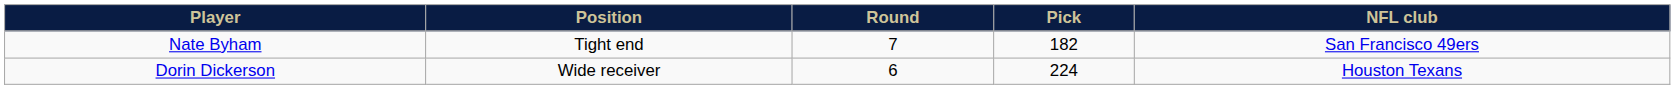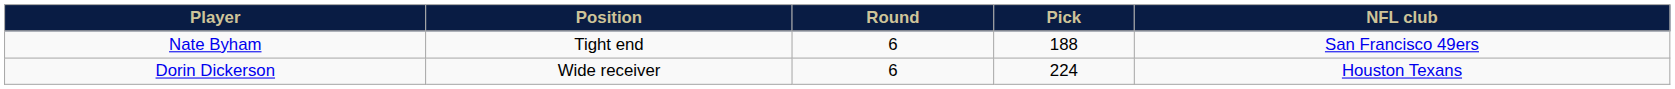(893, 44) 7 -> (893, 44) 6
(1064, 44) 182 -> (1064, 44) 188
